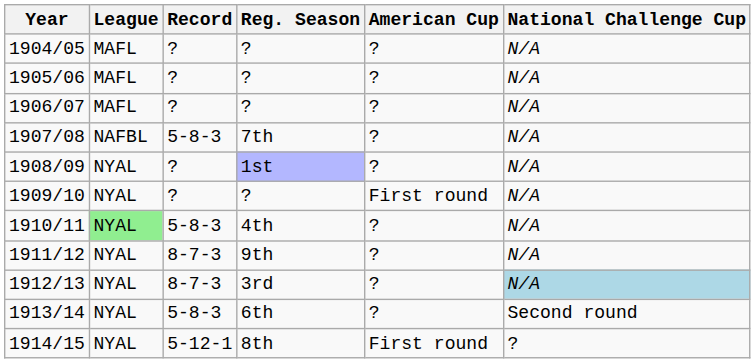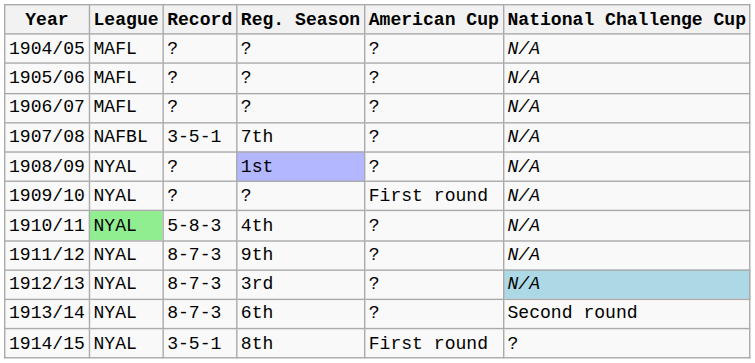(194, 137) 5-8-3 -> (194, 137) 3-5-1
(194, 314) 5-8-3 -> (194, 314) 8-7-3
(200, 343) 5-12-1 -> (194, 343) 3-5-1
